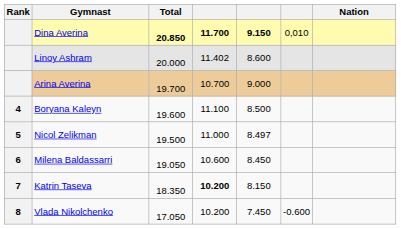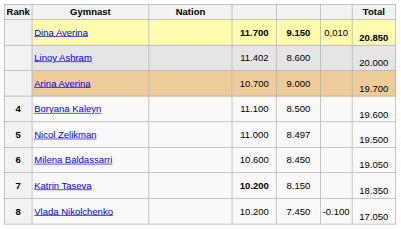columns swapped: (354, 12) <-> (171, 12)
(297, 212) -0.600 -> (336, 212) -0.100
